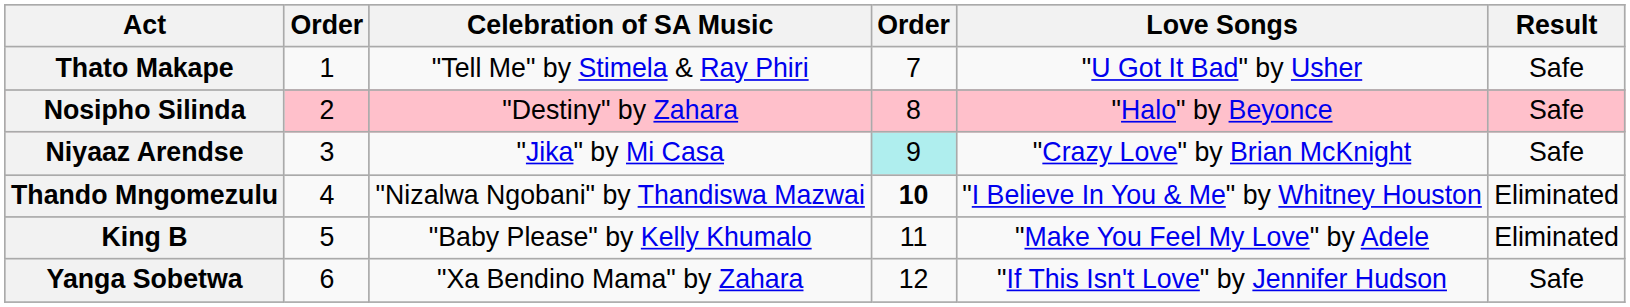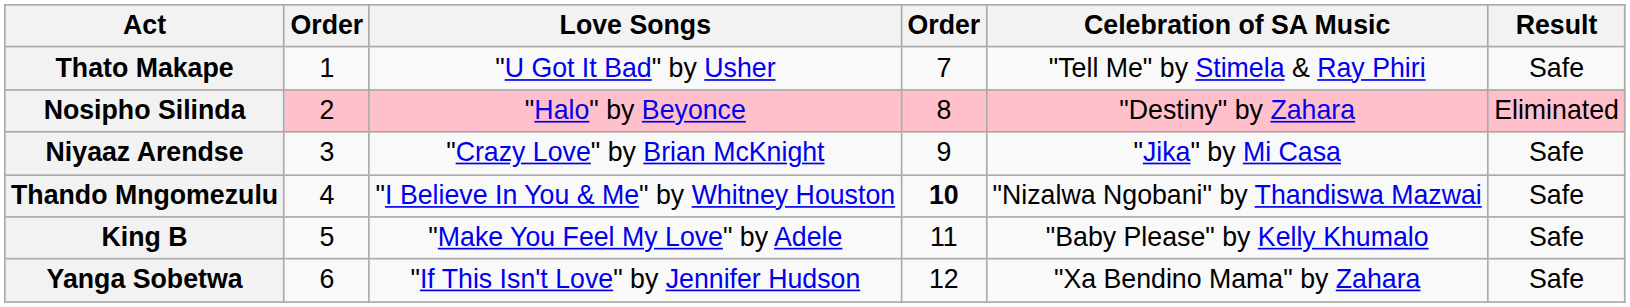columns swapped: (620, 25) <-> (1222, 25)
(1557, 110) Safe -> (1557, 110) Eliminated
(914, 152) paleturquoise background -> (944, 152) no background
(1557, 195) Eliminated -> (1557, 195) Safe
(1557, 237) Eliminated -> (1557, 237) Safe
